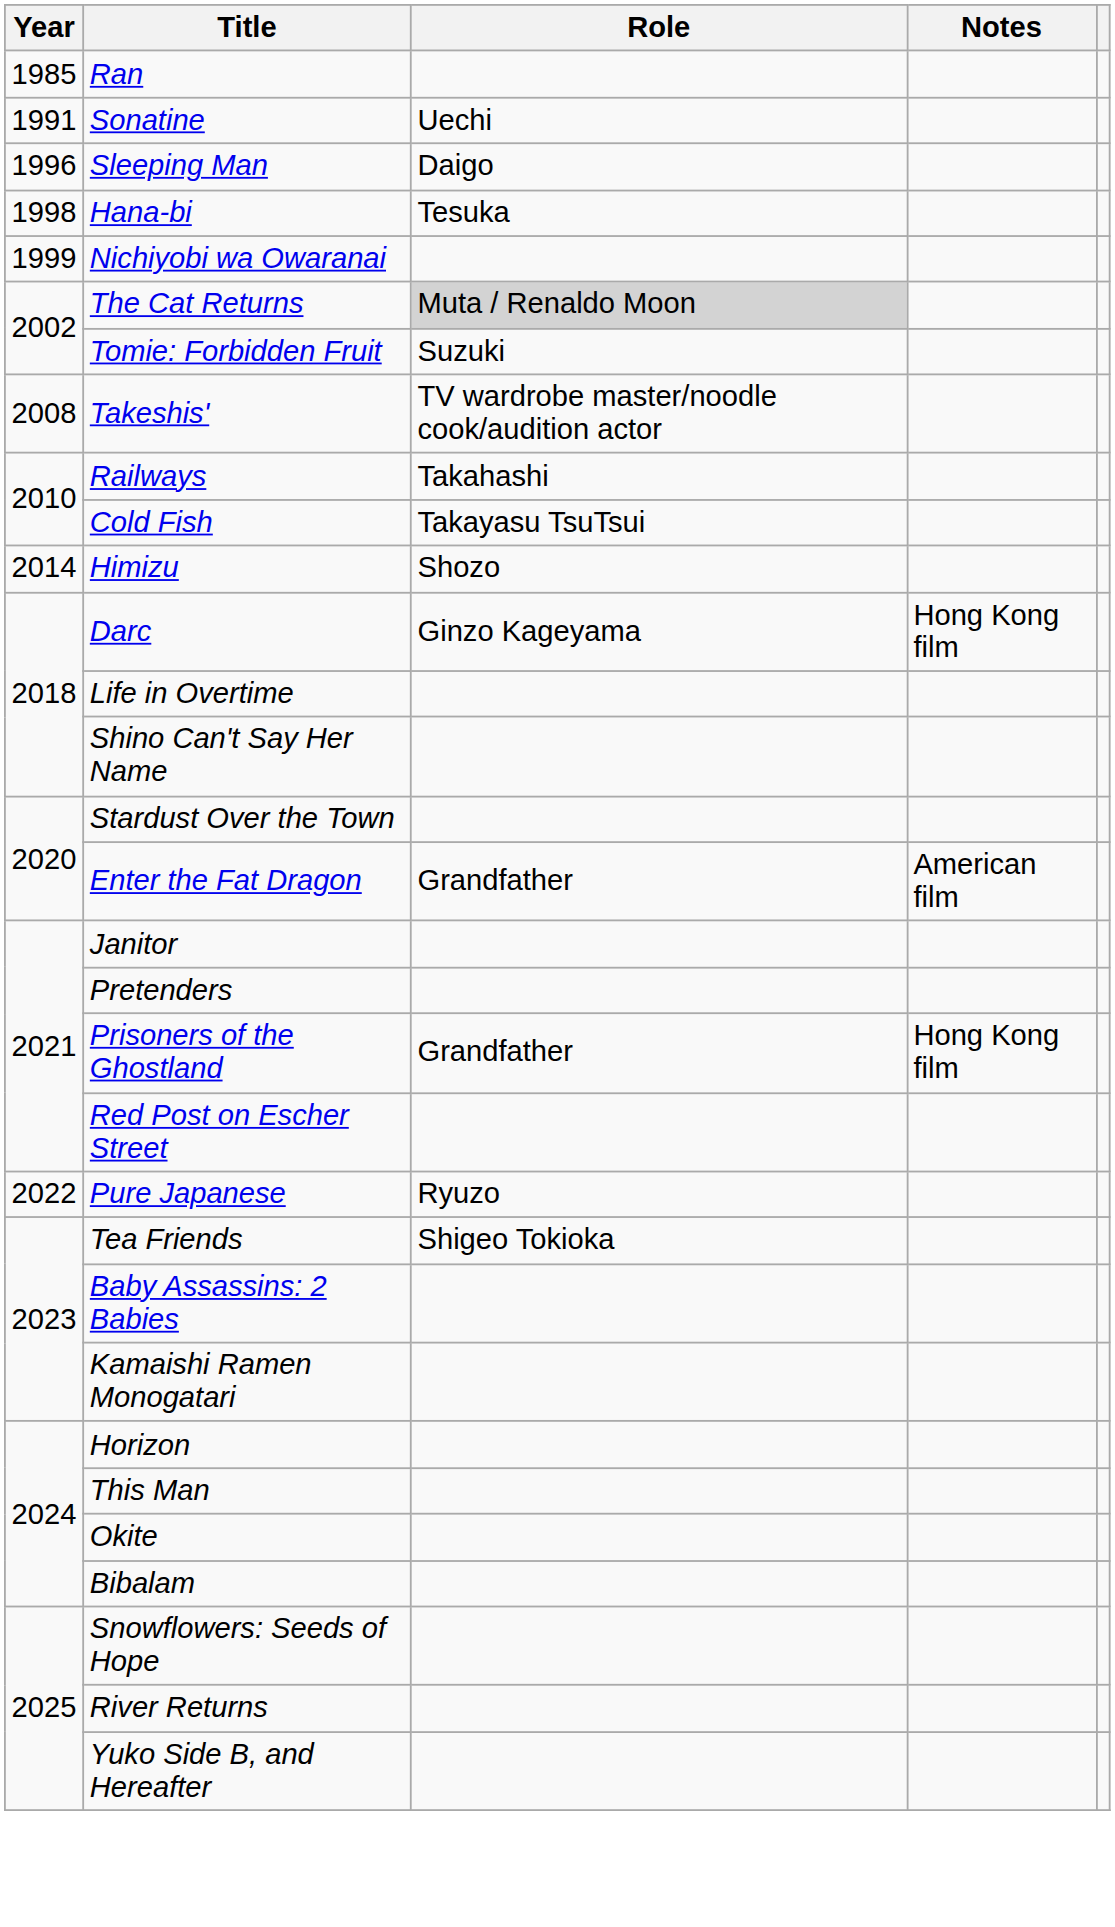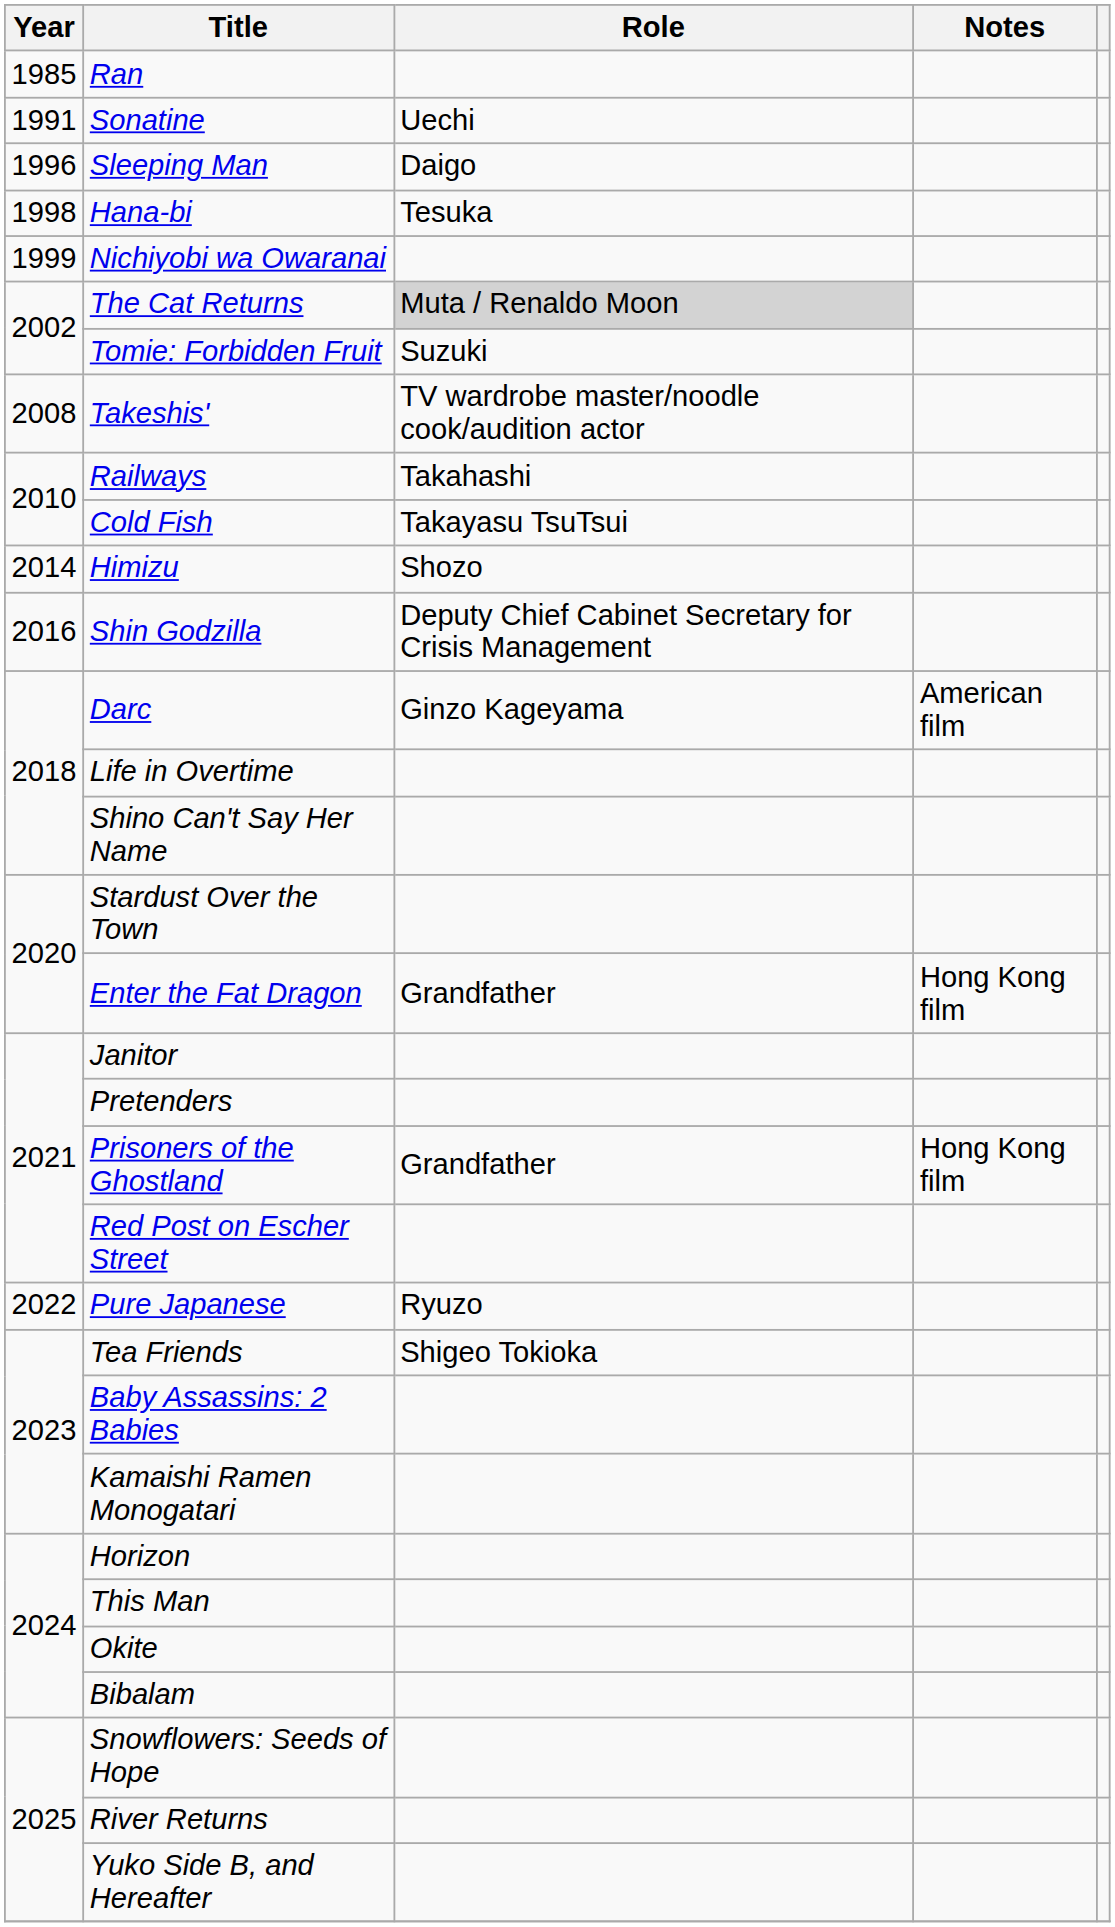+ row: (176, 630)
(986, 630) Hong Kong film -> (981, 709) American film
(975, 881) American film -> (993, 992) Hong Kong film
